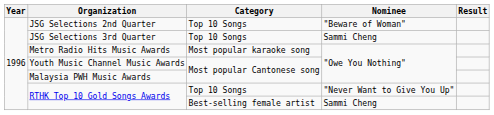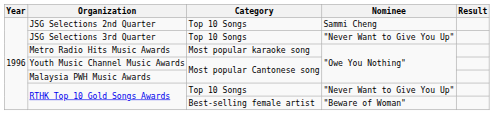(365, 24) "Beware of Woman" -> (350, 24) Sammi Cheng
(350, 37) Sammi Cheng -> (389, 37) "Never Want to Give You Up"
(350, 103) Sammi Cheng -> (365, 103) "Beware of Woman"
